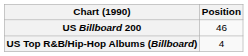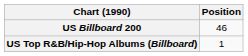(221, 43) 4 -> (221, 43) 1
